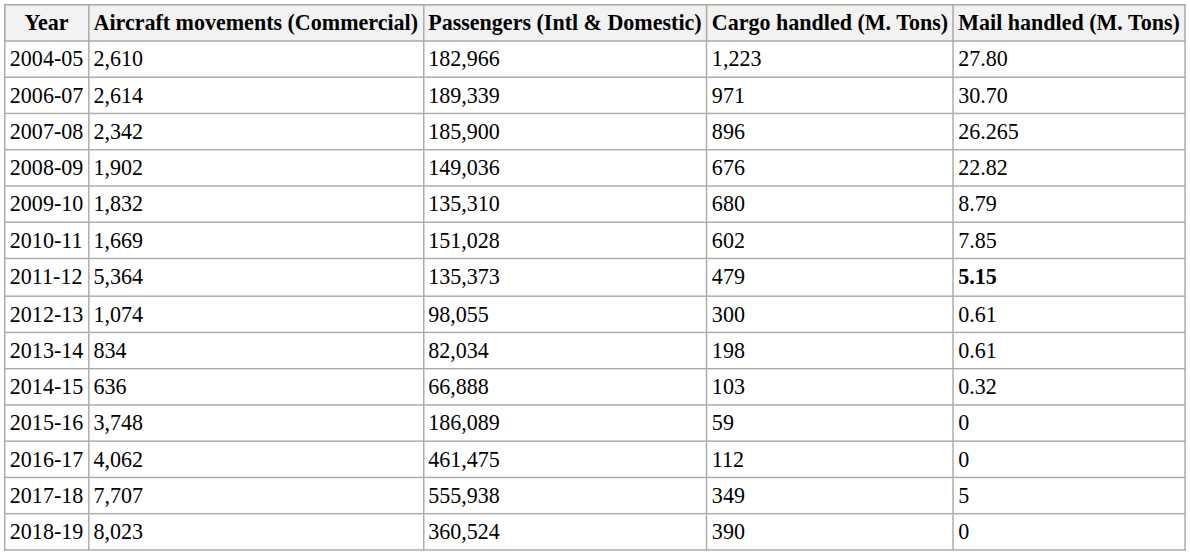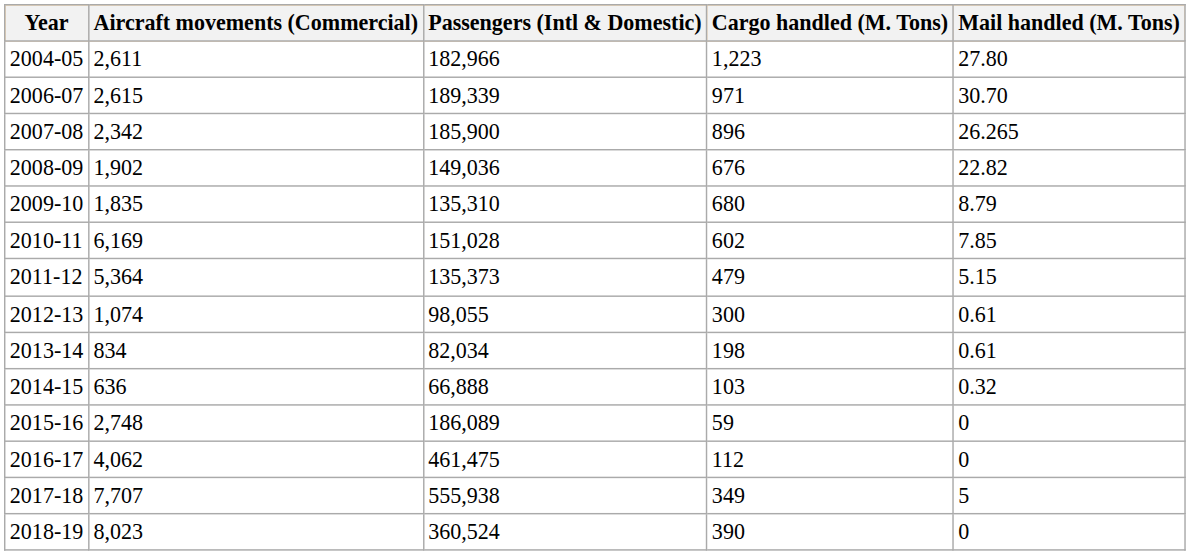(118, 59) 2,610 -> (118, 59) 2,611
(118, 95) 2,614 -> (118, 95) 2,615
(118, 204) 1,832 -> (118, 204) 1,835
(118, 240) 1,669 -> (118, 240) 6,169
(978, 277) bold -> (978, 277) normal
(118, 422) 3,748 -> (118, 422) 2,748
